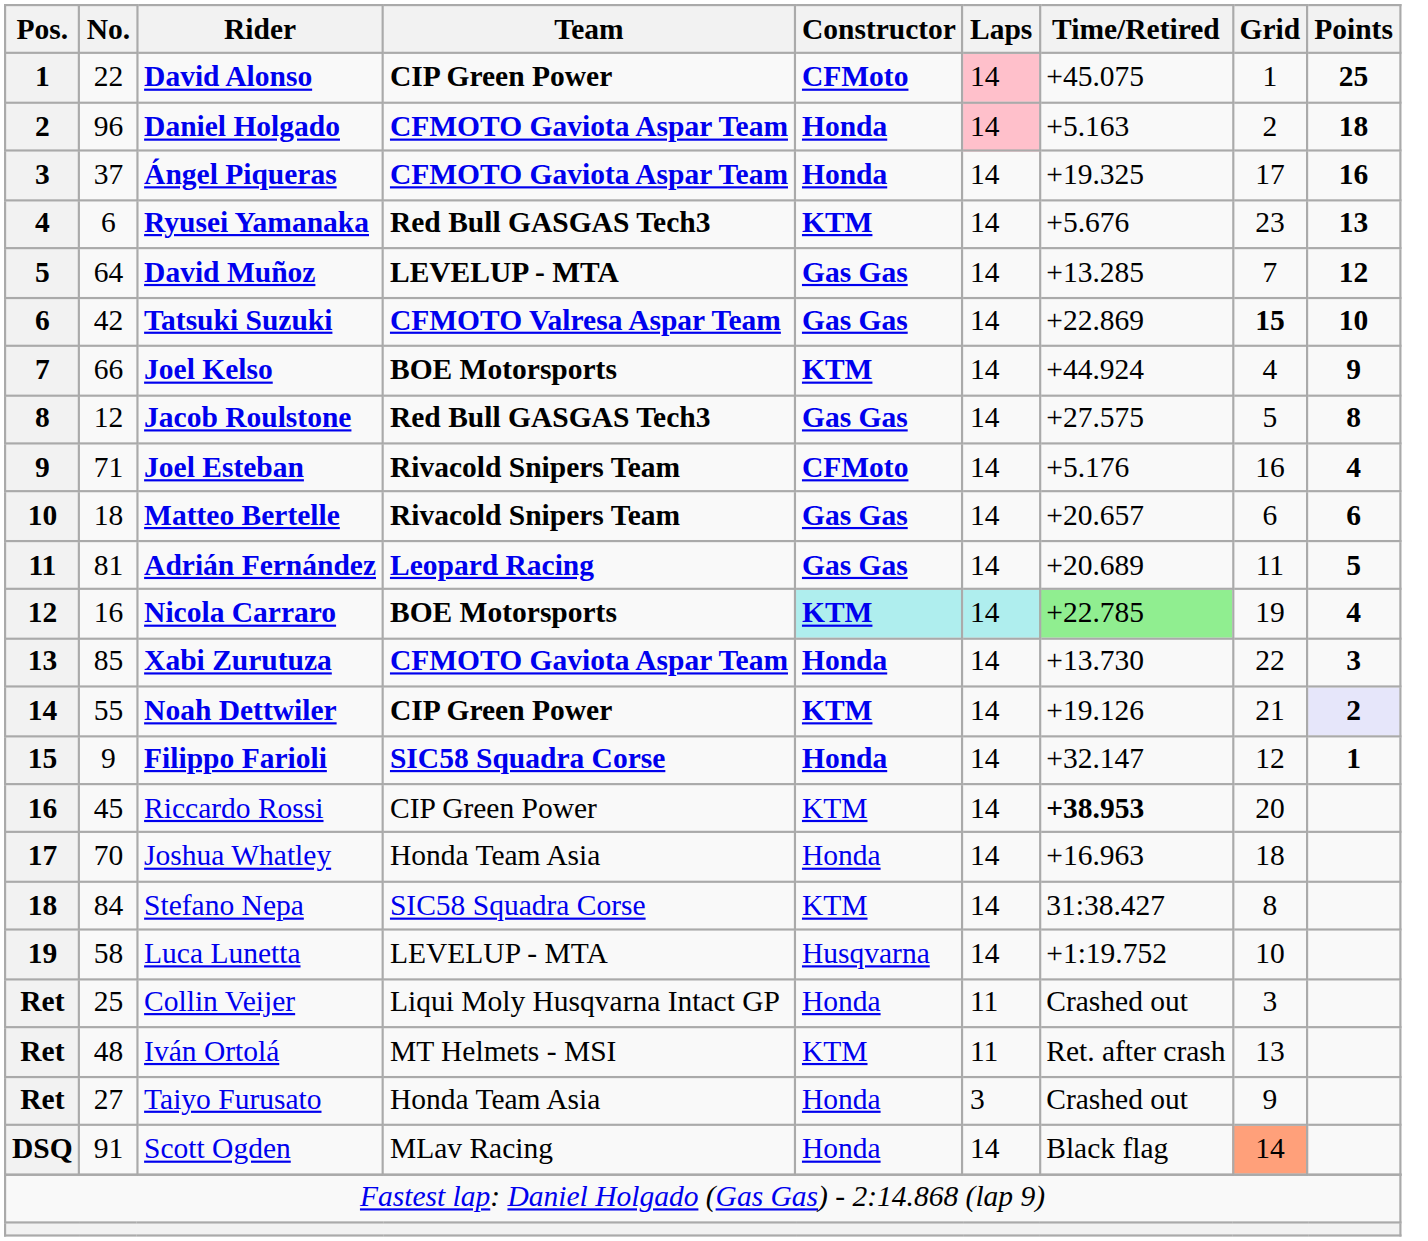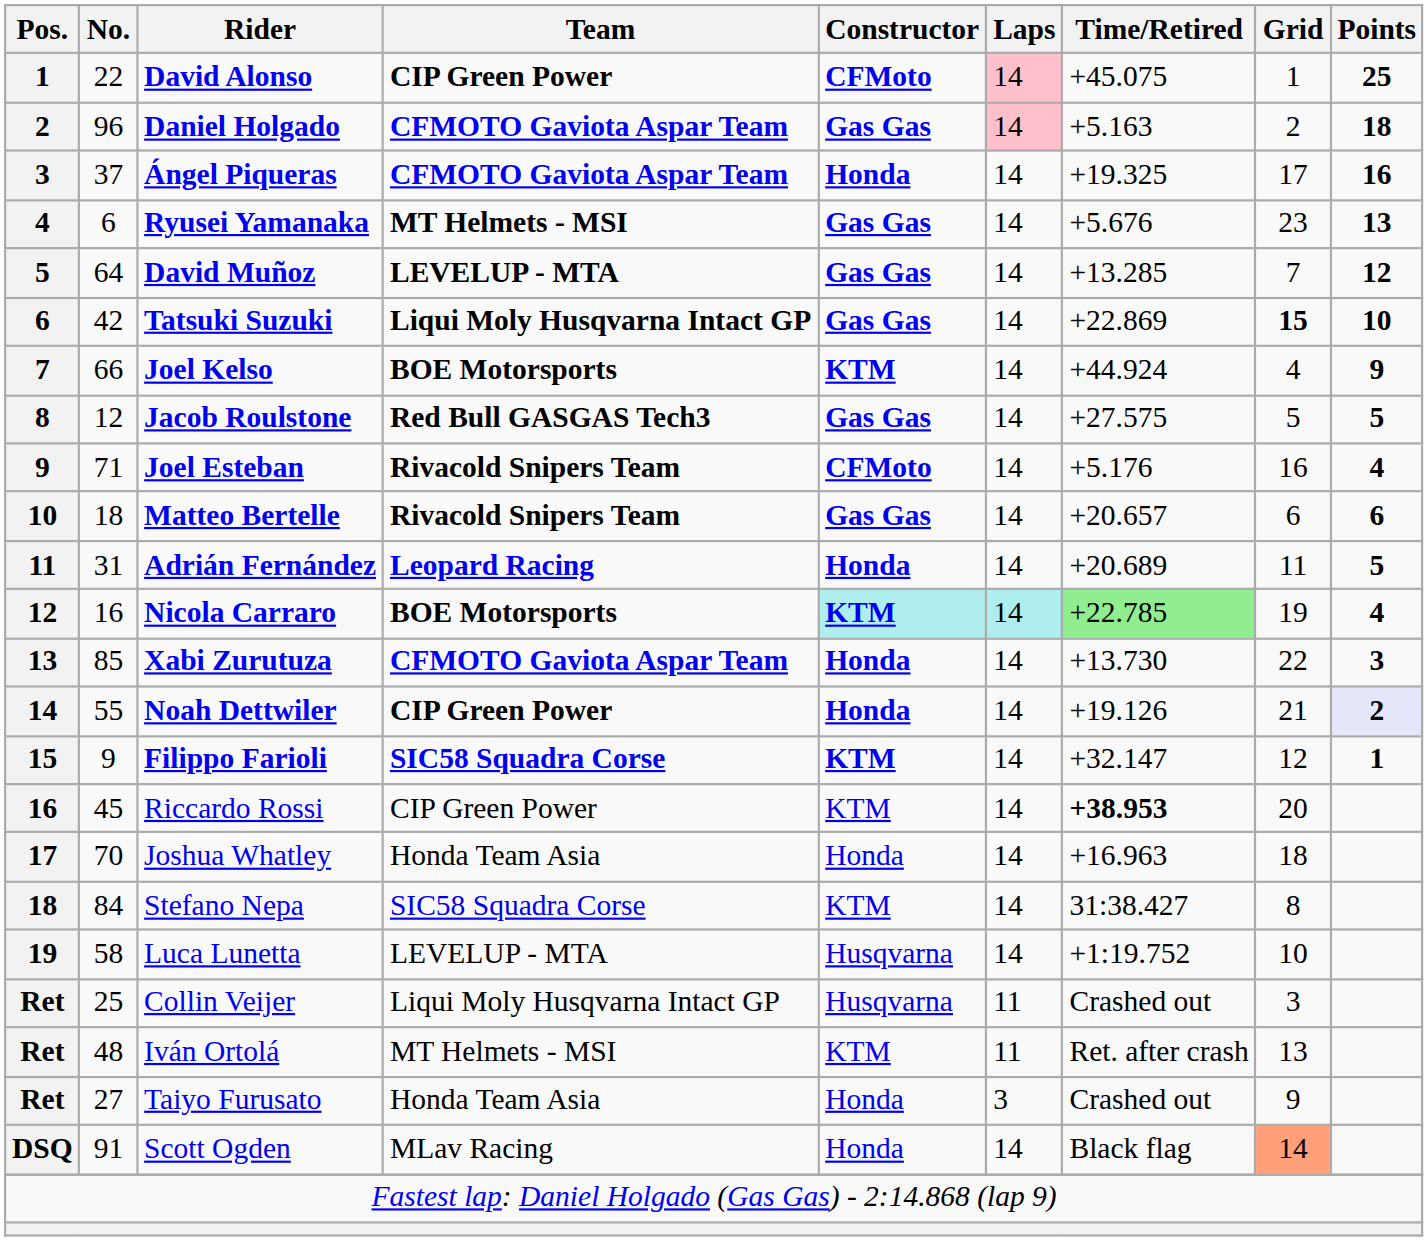(845, 125) Honda -> (878, 125) Gas Gas
(550, 223) Red Bull GASGAS Tech3 -> (509, 223) MT Helmets - MSI
(837, 223) KTM -> (878, 223) Gas Gas
(585, 320) CFMOTO Valresa Aspar Team -> (601, 320) Liqui Moly Husqvarna Intact GP
(1354, 417) 8 -> (1377, 417) 5
(108, 564) 81 -> (108, 564) 31
(855, 564) Gas Gas -> (868, 564) Honda
(837, 710) KTM -> (868, 710) Honda
(845, 758) Honda -> (860, 758) KTM
(841, 1002) Honda -> (889, 1002) Husqvarna
